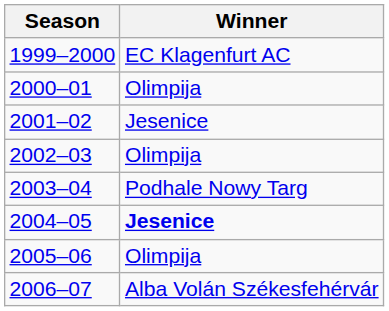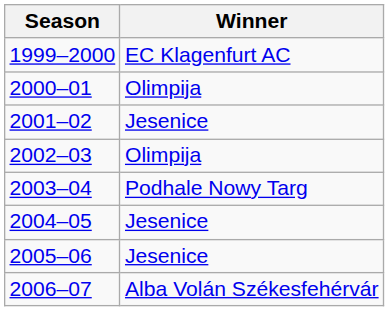(170, 222) bold -> (167, 222) normal
(163, 255) Olimpija -> (167, 255) Jesenice
